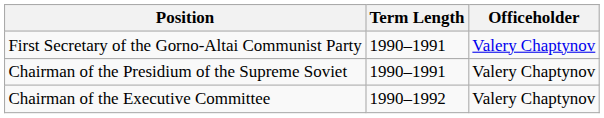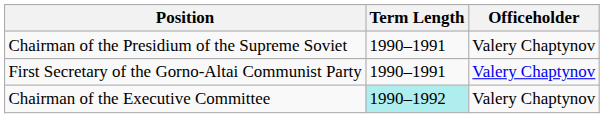rows swapped: (185, 44) <-> (178, 71)
(408, 98) no background -> (408, 98) paleturquoise background
